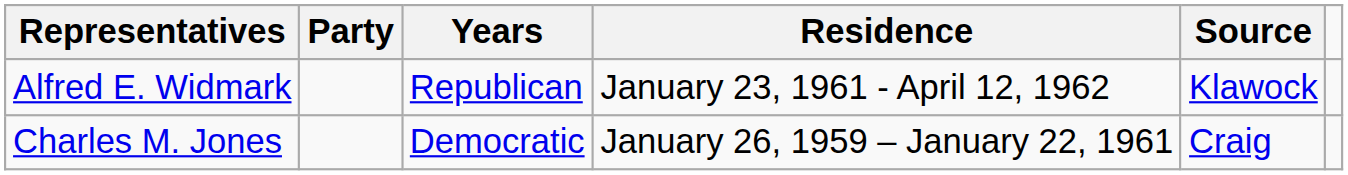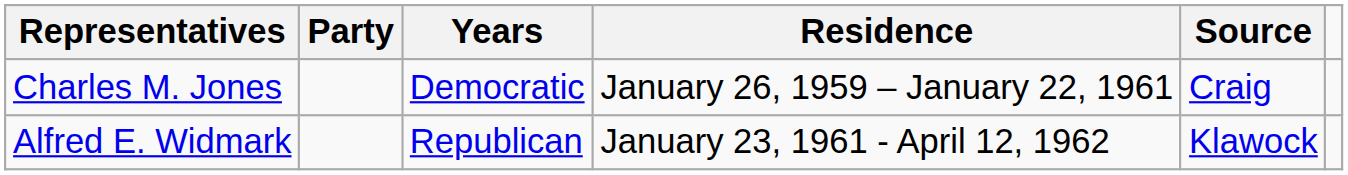rows swapped: (148, 141) <-> (152, 86)
